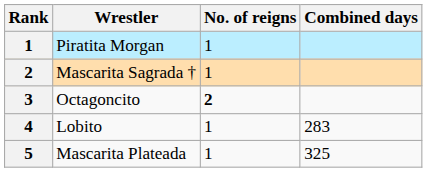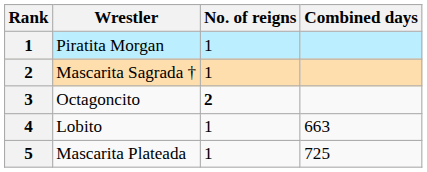(317, 126) 283 -> (317, 126) 663
(317, 153) 325 -> (317, 153) 725
